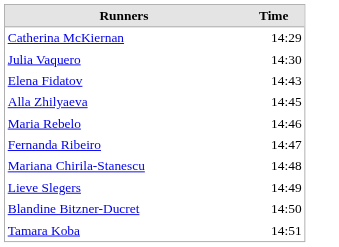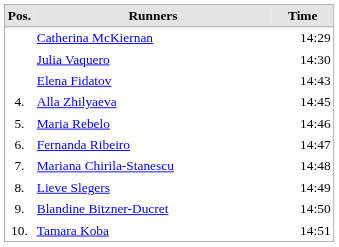+ column: (19, 15)
